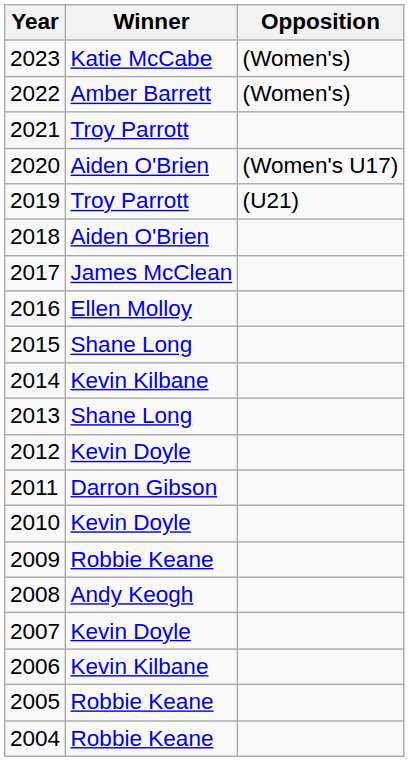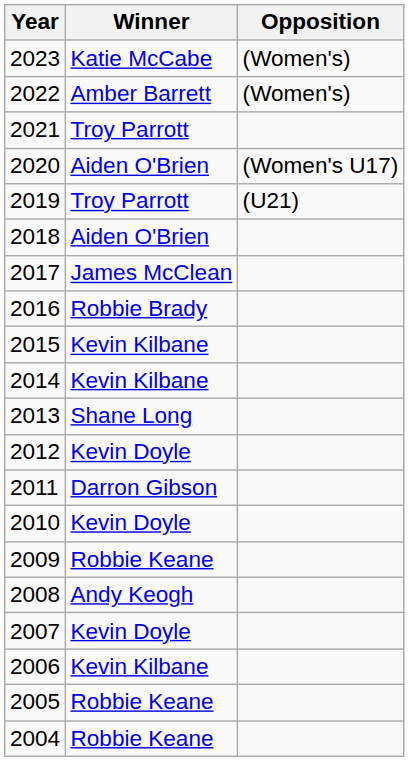(131, 308) Ellen Molloy -> (139, 308) Robbie Brady
(131, 344) Shane Long -> (139, 344) Kevin Kilbane
